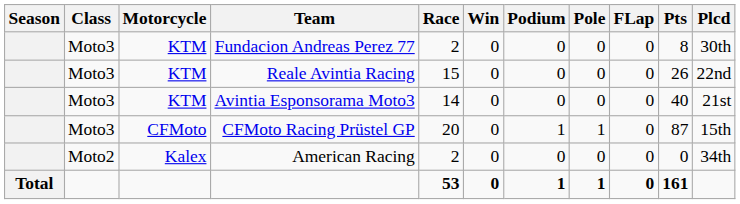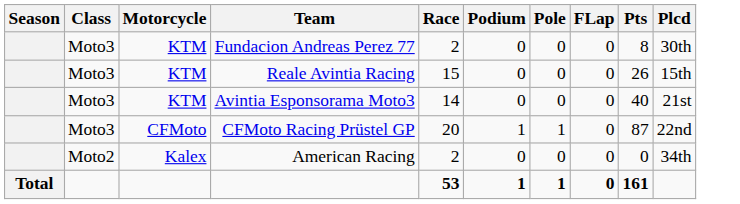- column: (483, 18)
(714, 73) 22nd -> (676, 73) 15th
(716, 128) 15th -> (674, 128) 22nd
